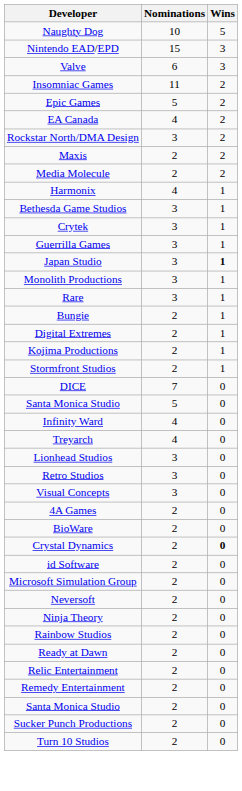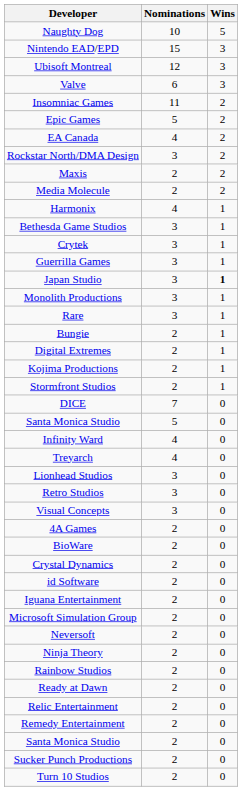+ row: (73, 66)
(222, 546) bold -> (222, 564) normal
+ row: (73, 599)
